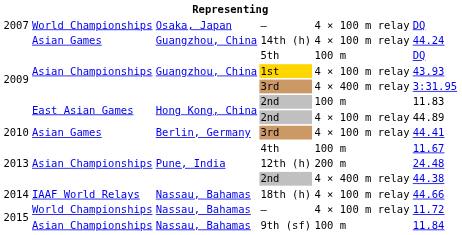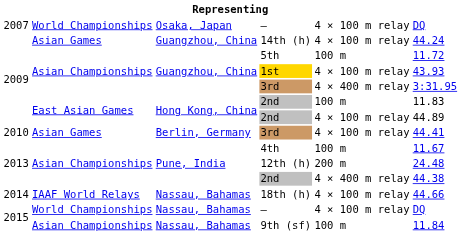(419, 56) DQ -> (429, 56) 11.72
(429, 210) 11.72 -> (419, 210) DQ
